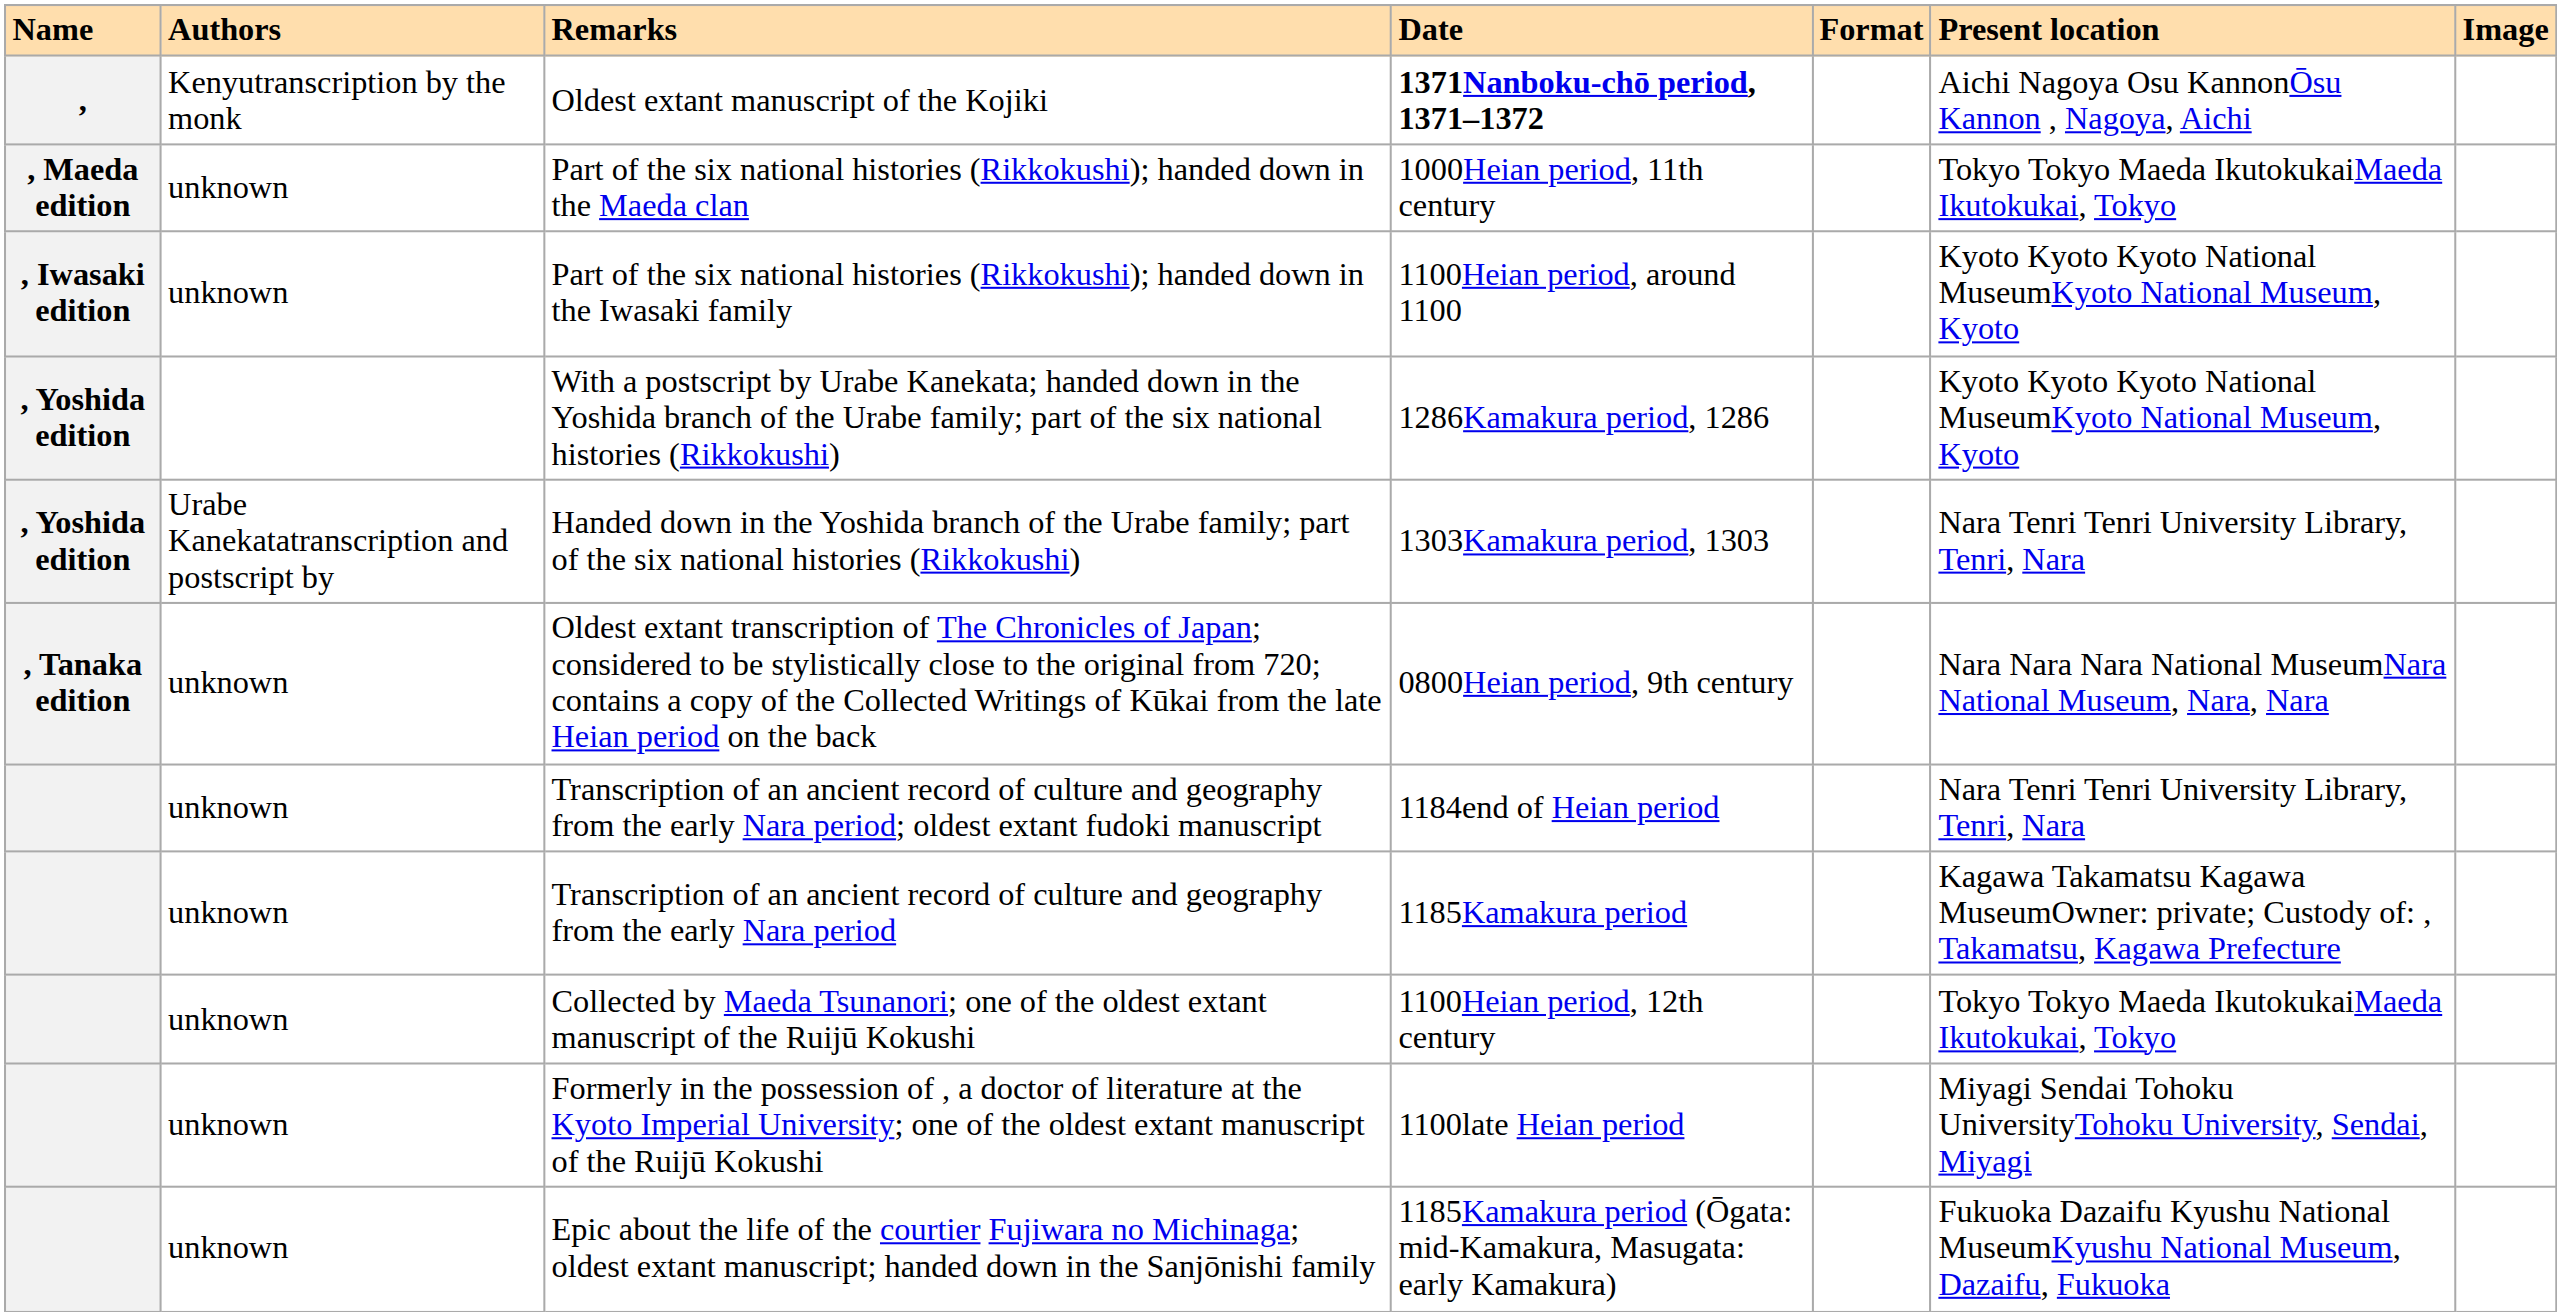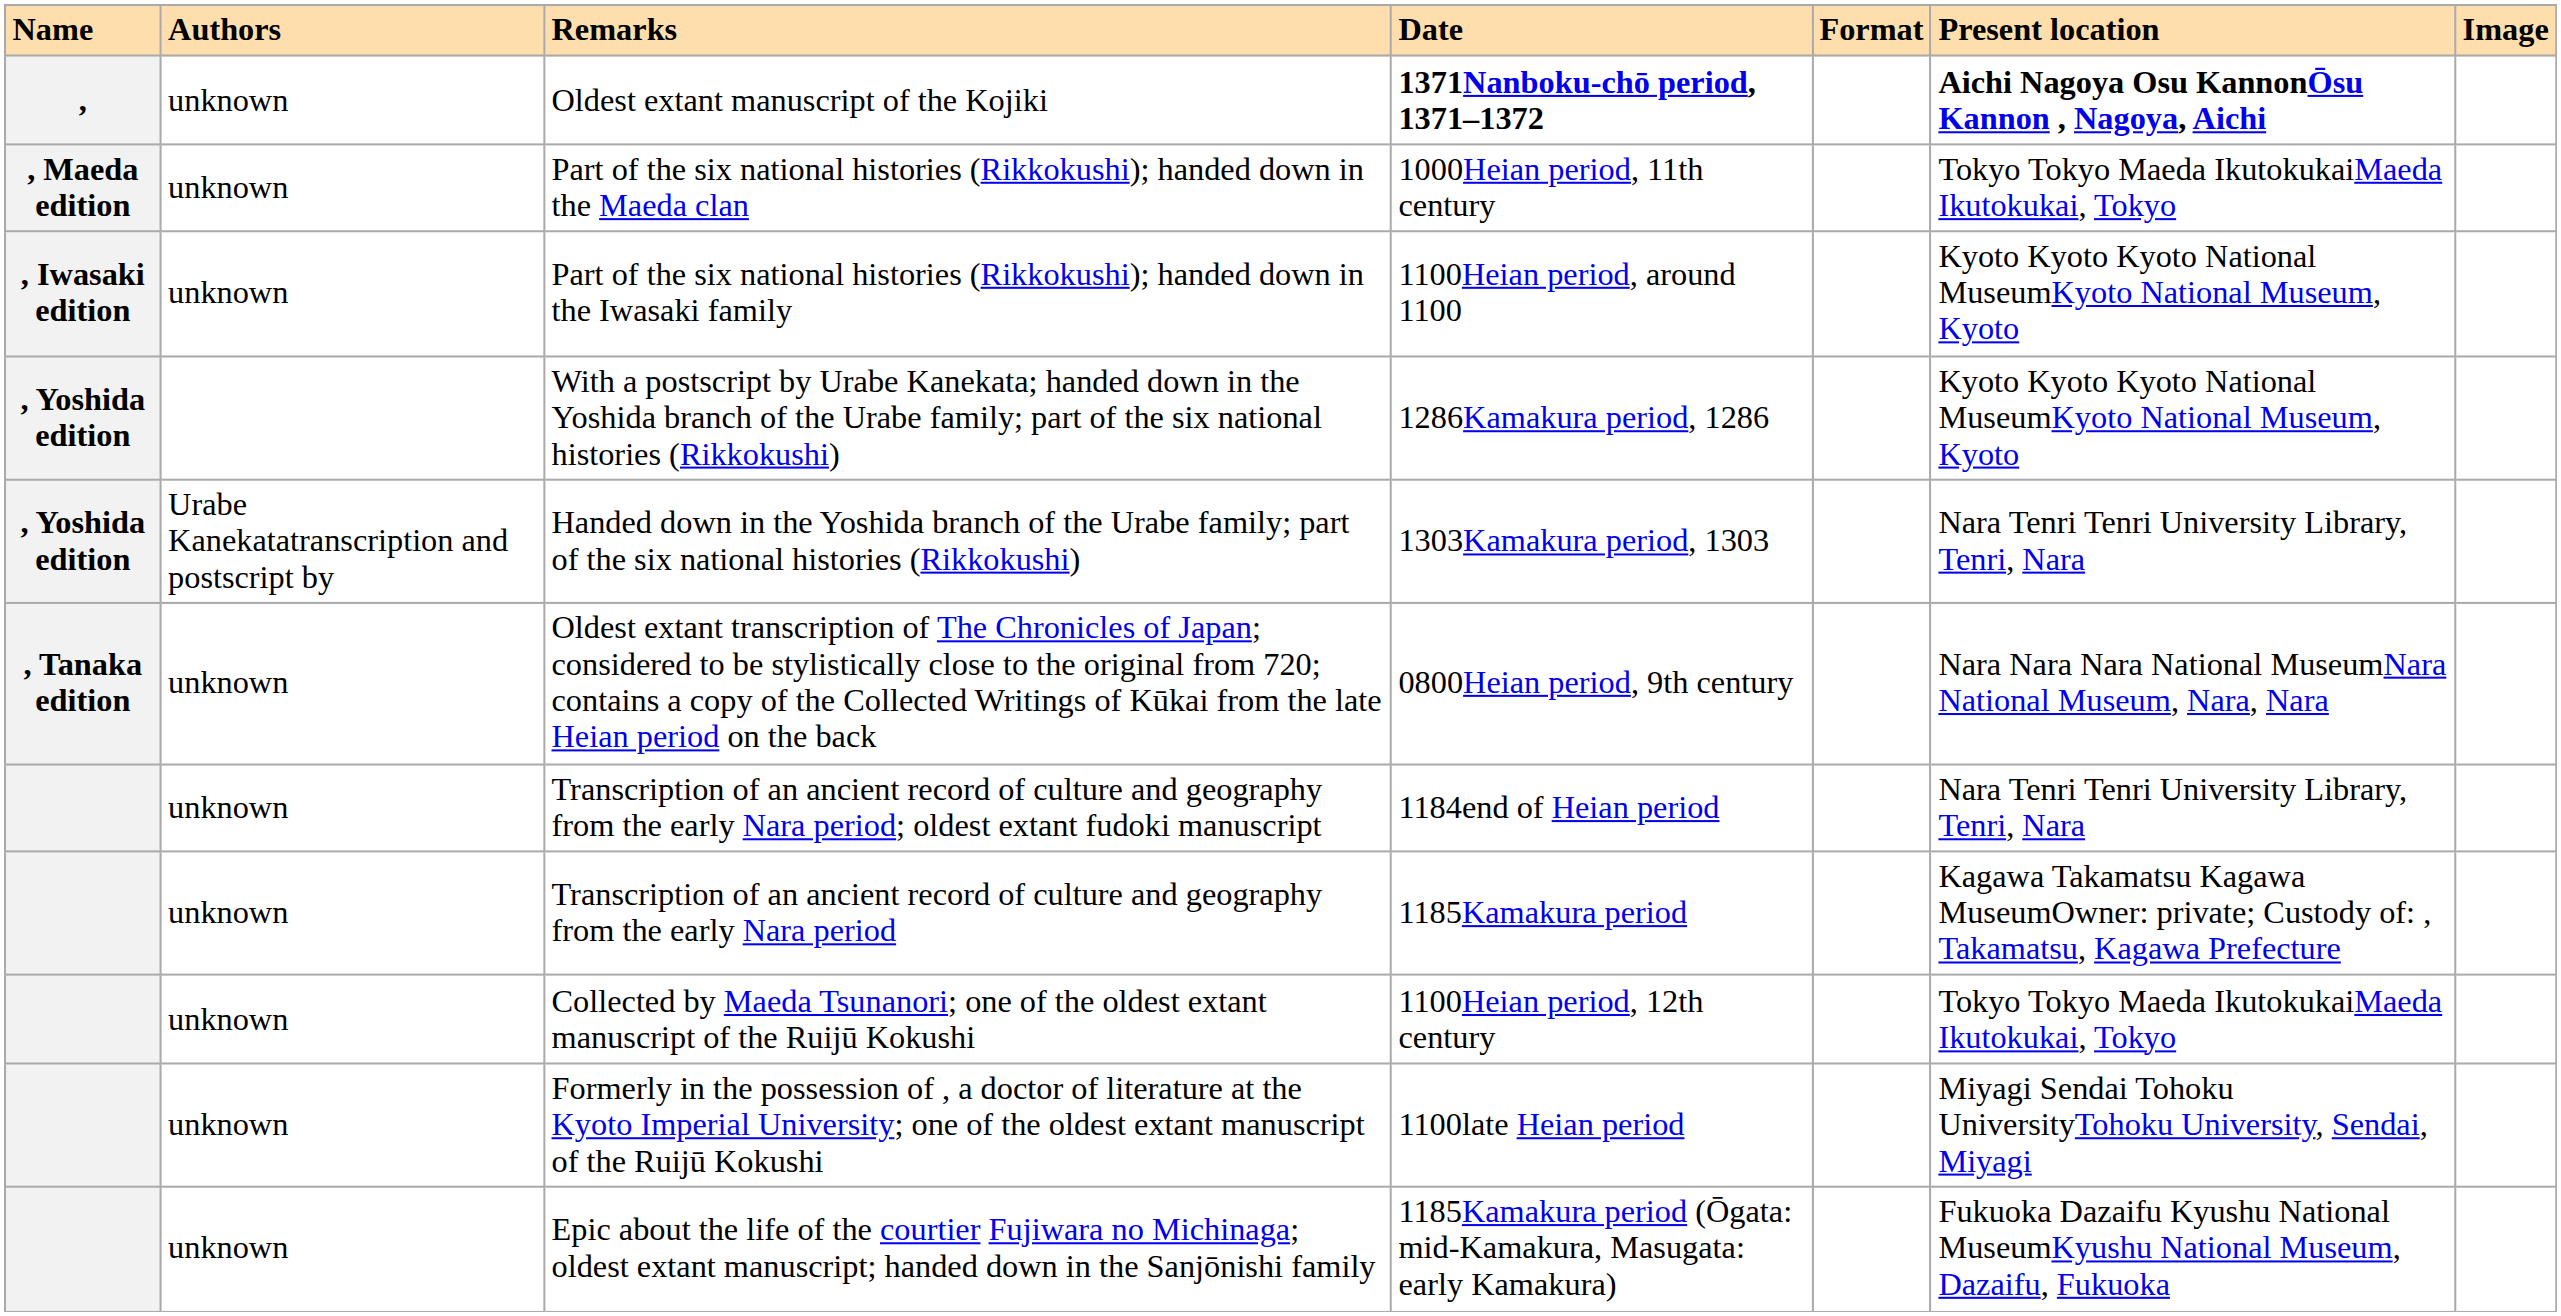(337, 99) Kenyutranscription by the monk -> (228, 99) unknown
(2140, 99) normal -> (2151, 99) bold
